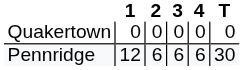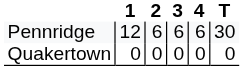rows swapped: (59, 32) <-> (51, 55)
